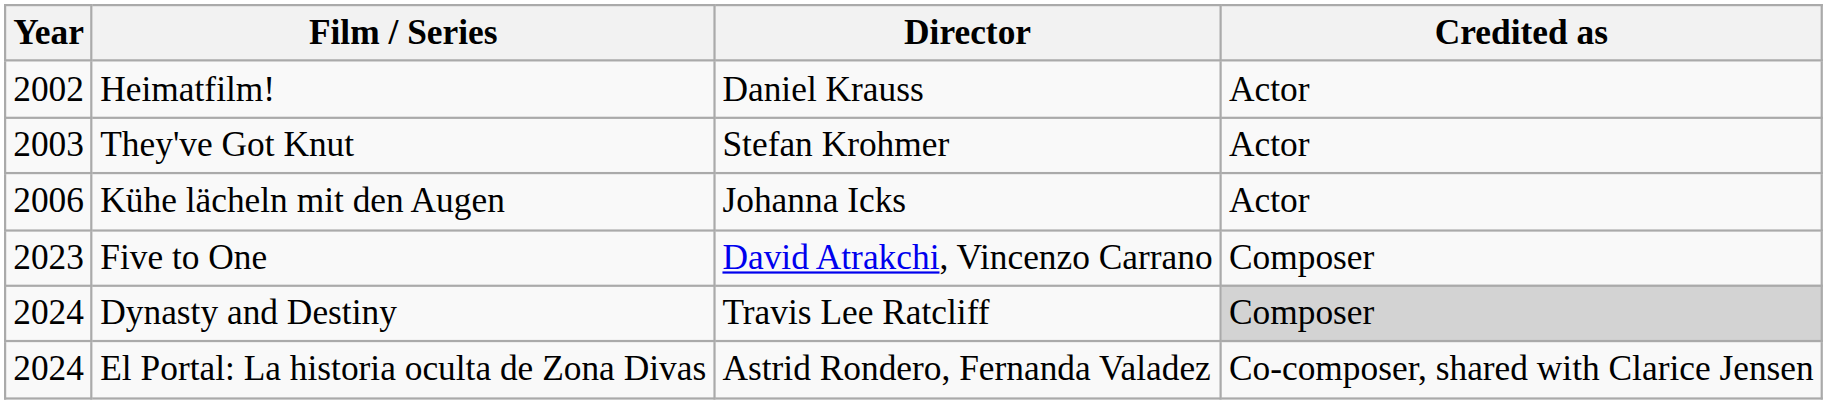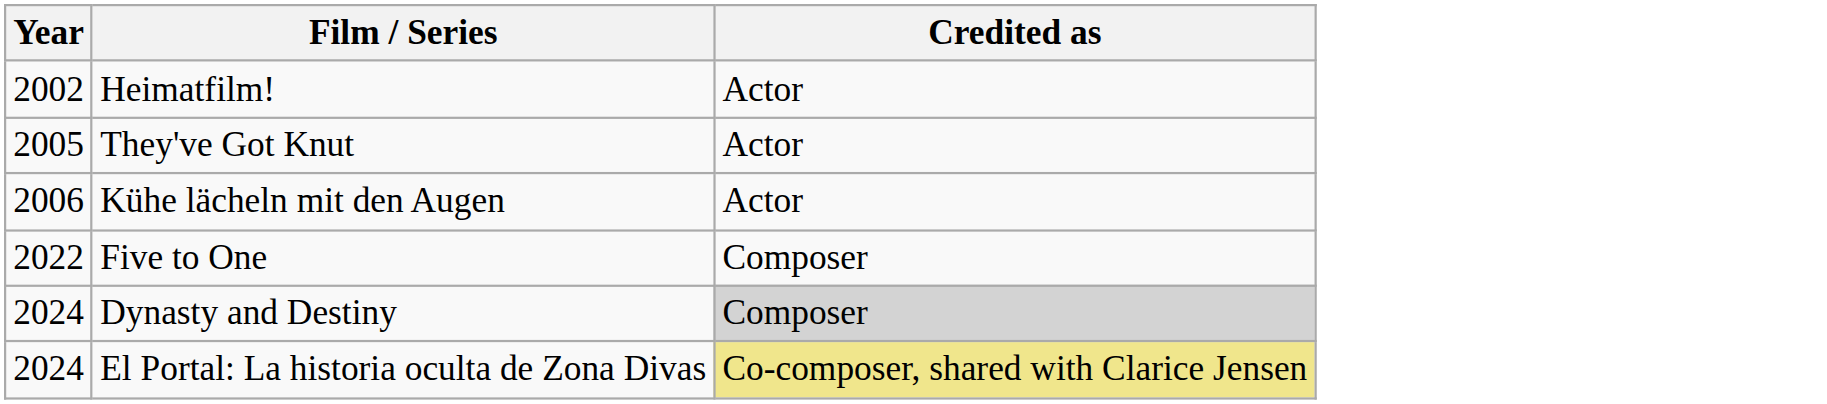- column: (968, 32)
(49, 144) 2003 -> (49, 144) 2005
(49, 256) 2023 -> (49, 256) 2022
(1521, 369) no background -> (1015, 369) khaki background
